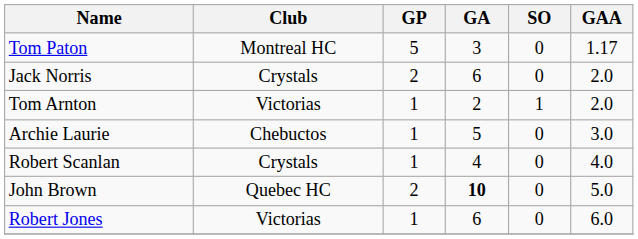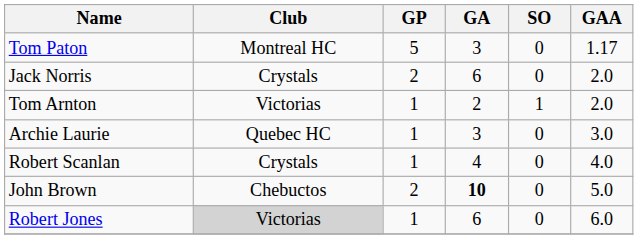(288, 133) Chebuctos -> (288, 133) Quebec HC
(477, 133) 5 -> (477, 133) 3
(288, 190) Quebec HC -> (288, 190) Chebuctos
(288, 219) no background -> (288, 219) lightgrey background
